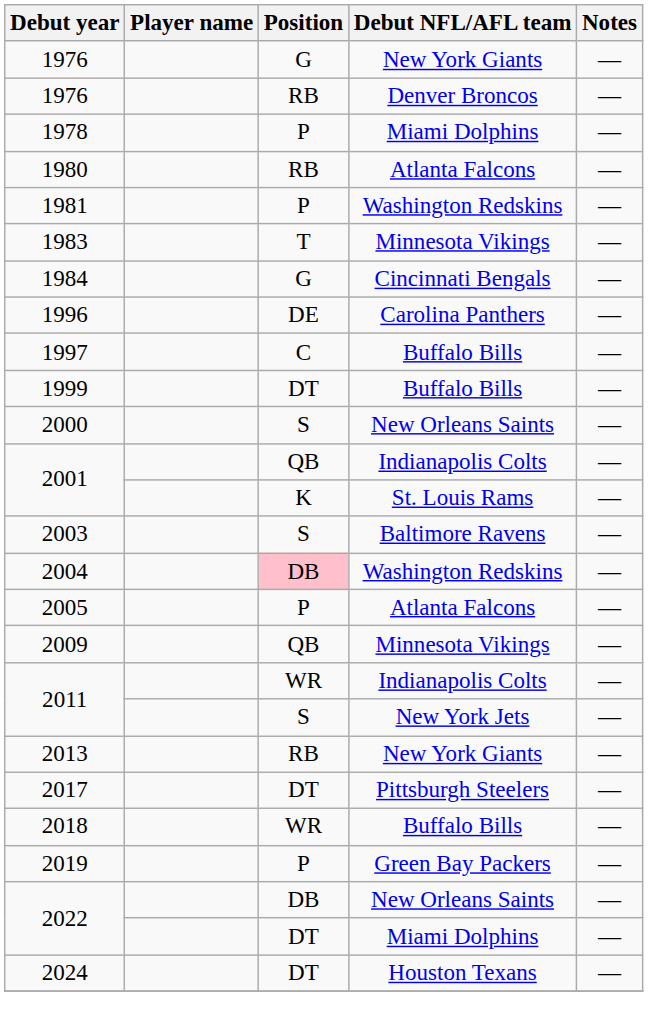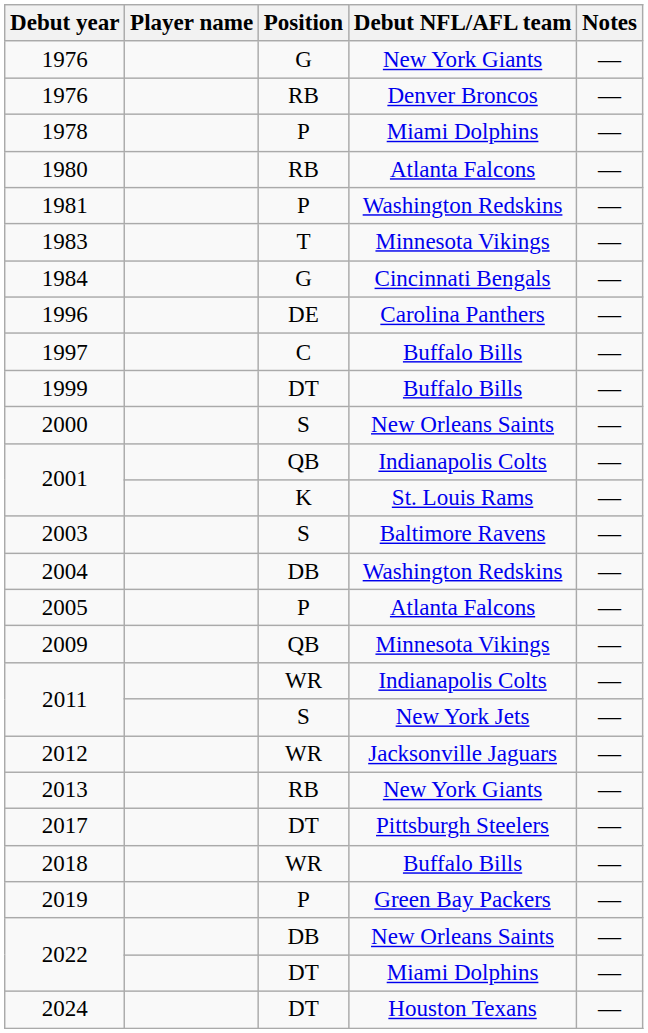(303, 570) pink background -> (303, 570) no background
+ row: (65, 753)
